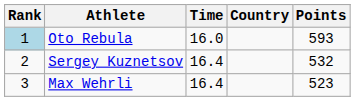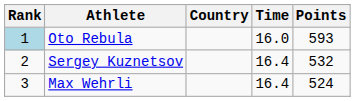columns swapped: (260, 16) <-> (207, 16)
(321, 85) 523 -> (321, 85) 524
